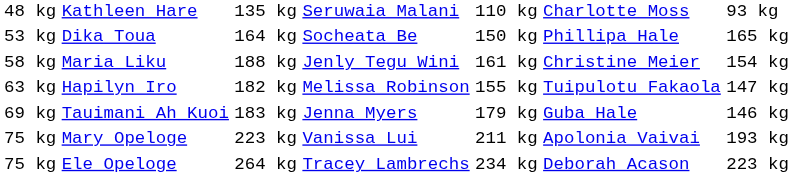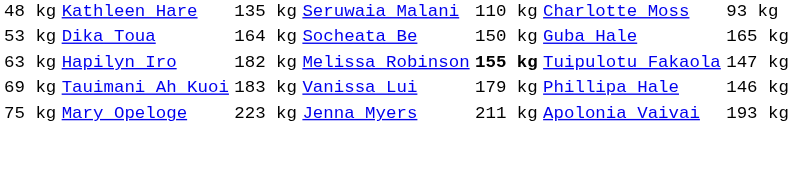(611, 37) Phillipa Hale -> (590, 37) Guba Hale
- row: (114, 62)
(506, 87) normal -> (506, 62) bold
(360, 113) Jenna Myers -> (360, 87) Vanissa Lui
(590, 113) Guba Hale -> (611, 87) Phillipa Hale
(360, 138) Vanissa Lui -> (360, 113) Jenna Myers
- row: (119, 164)
